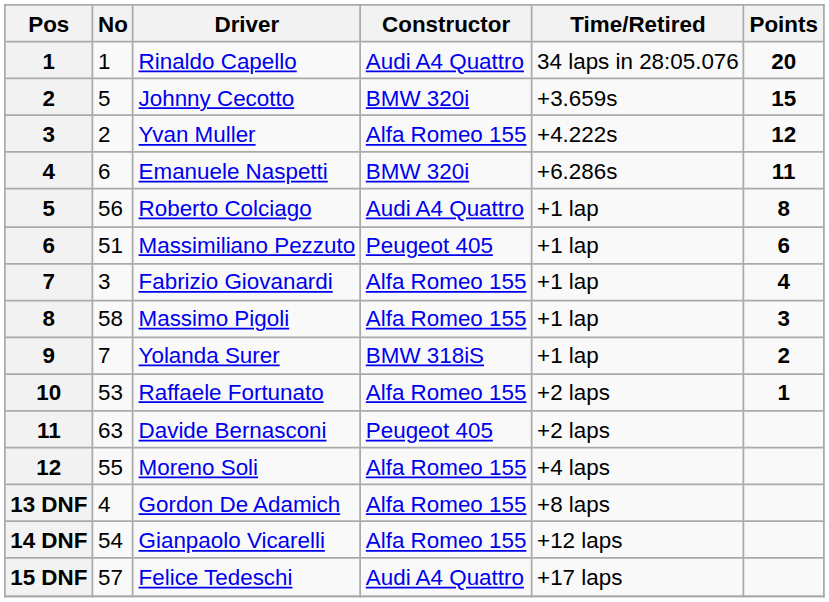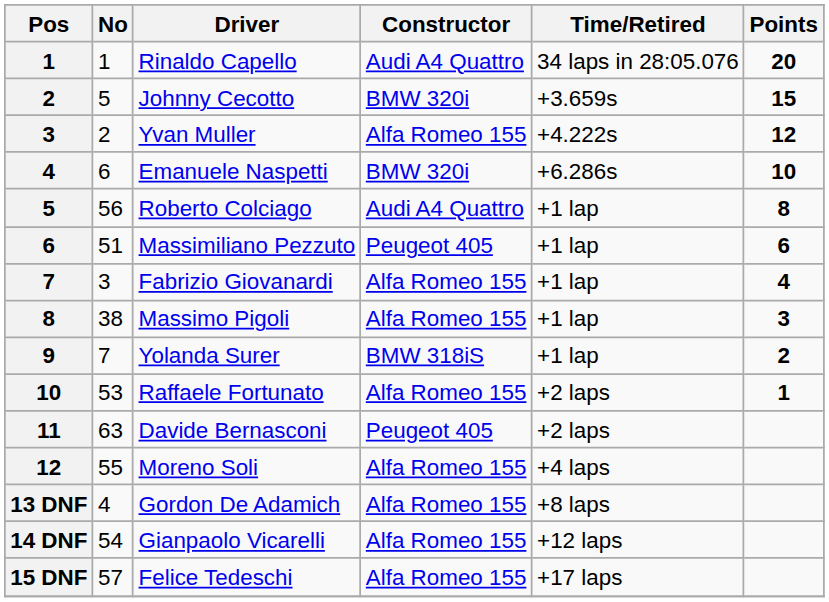(784, 171) 11 -> (784, 171) 10
(110, 318) 58 -> (110, 318) 38
(445, 577) Audi A4 Quattro -> (446, 577) Alfa Romeo 155
